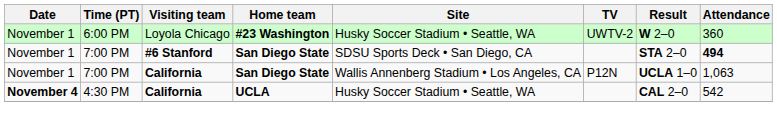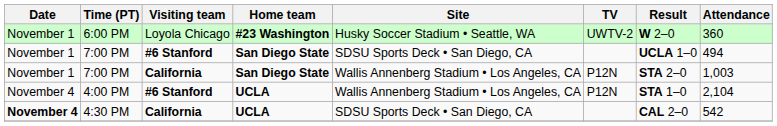(663, 53) STA 2–0 -> (668, 53) UCLA 1–0
(713, 53) bold -> (713, 53) normal
(668, 73) UCLA 1–0 -> (663, 73) STA 2–0
(718, 73) 1,063 -> (718, 73) 1,003
+ row: (106, 92)
(435, 92) Husky Soccer Stadium • Seattle, WA -> (434, 112) SDSU Sports Deck • San Diego, CA
